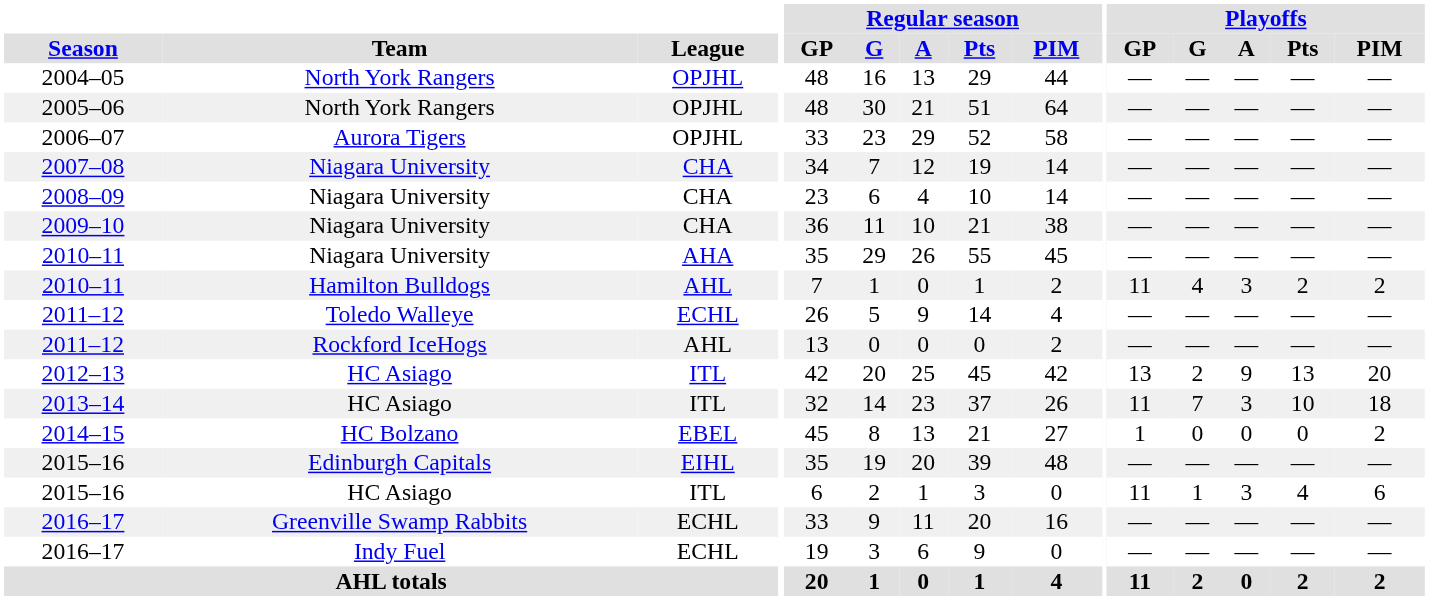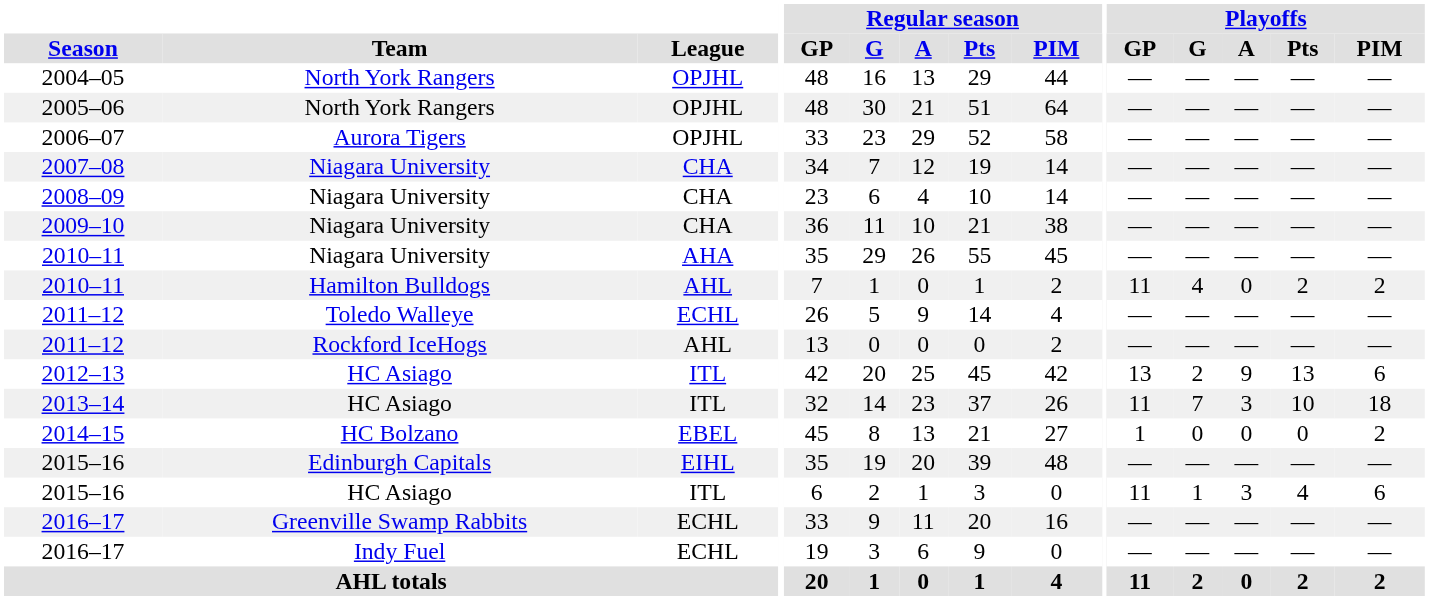(1246, 284) 3 -> (1246, 284) 0
(1380, 373) 20 -> (1380, 373) 6
